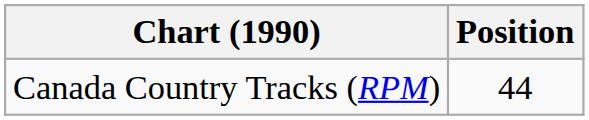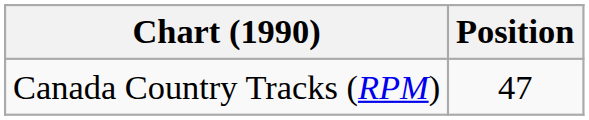(515, 86) 44 -> (515, 86) 47
